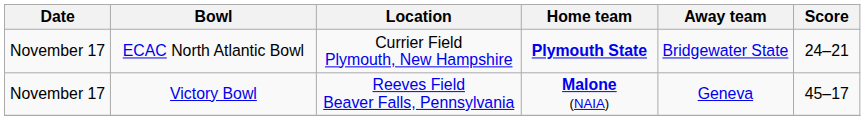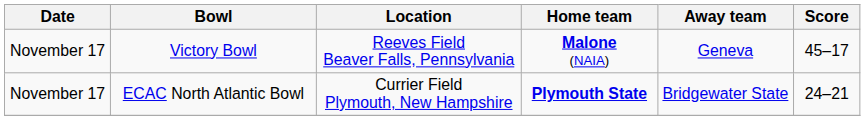rows swapped: (213, 51) <-> (213, 94)
